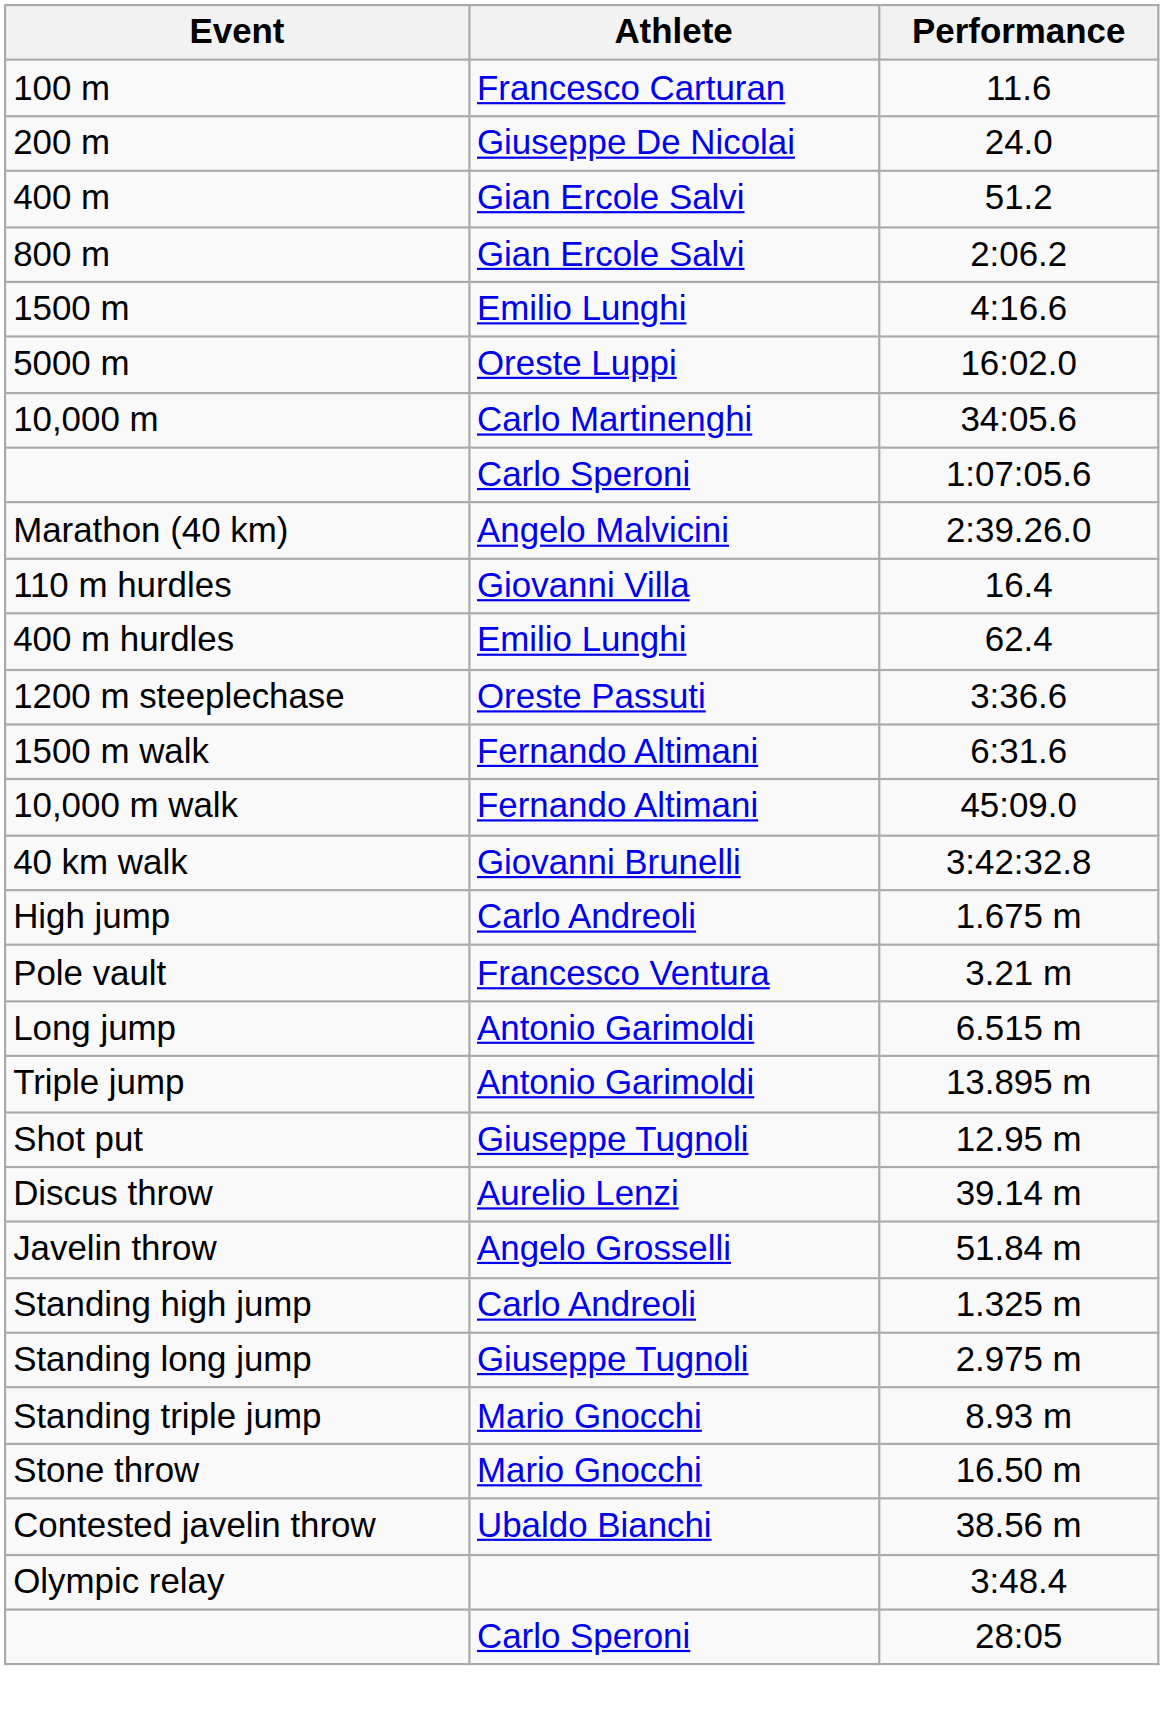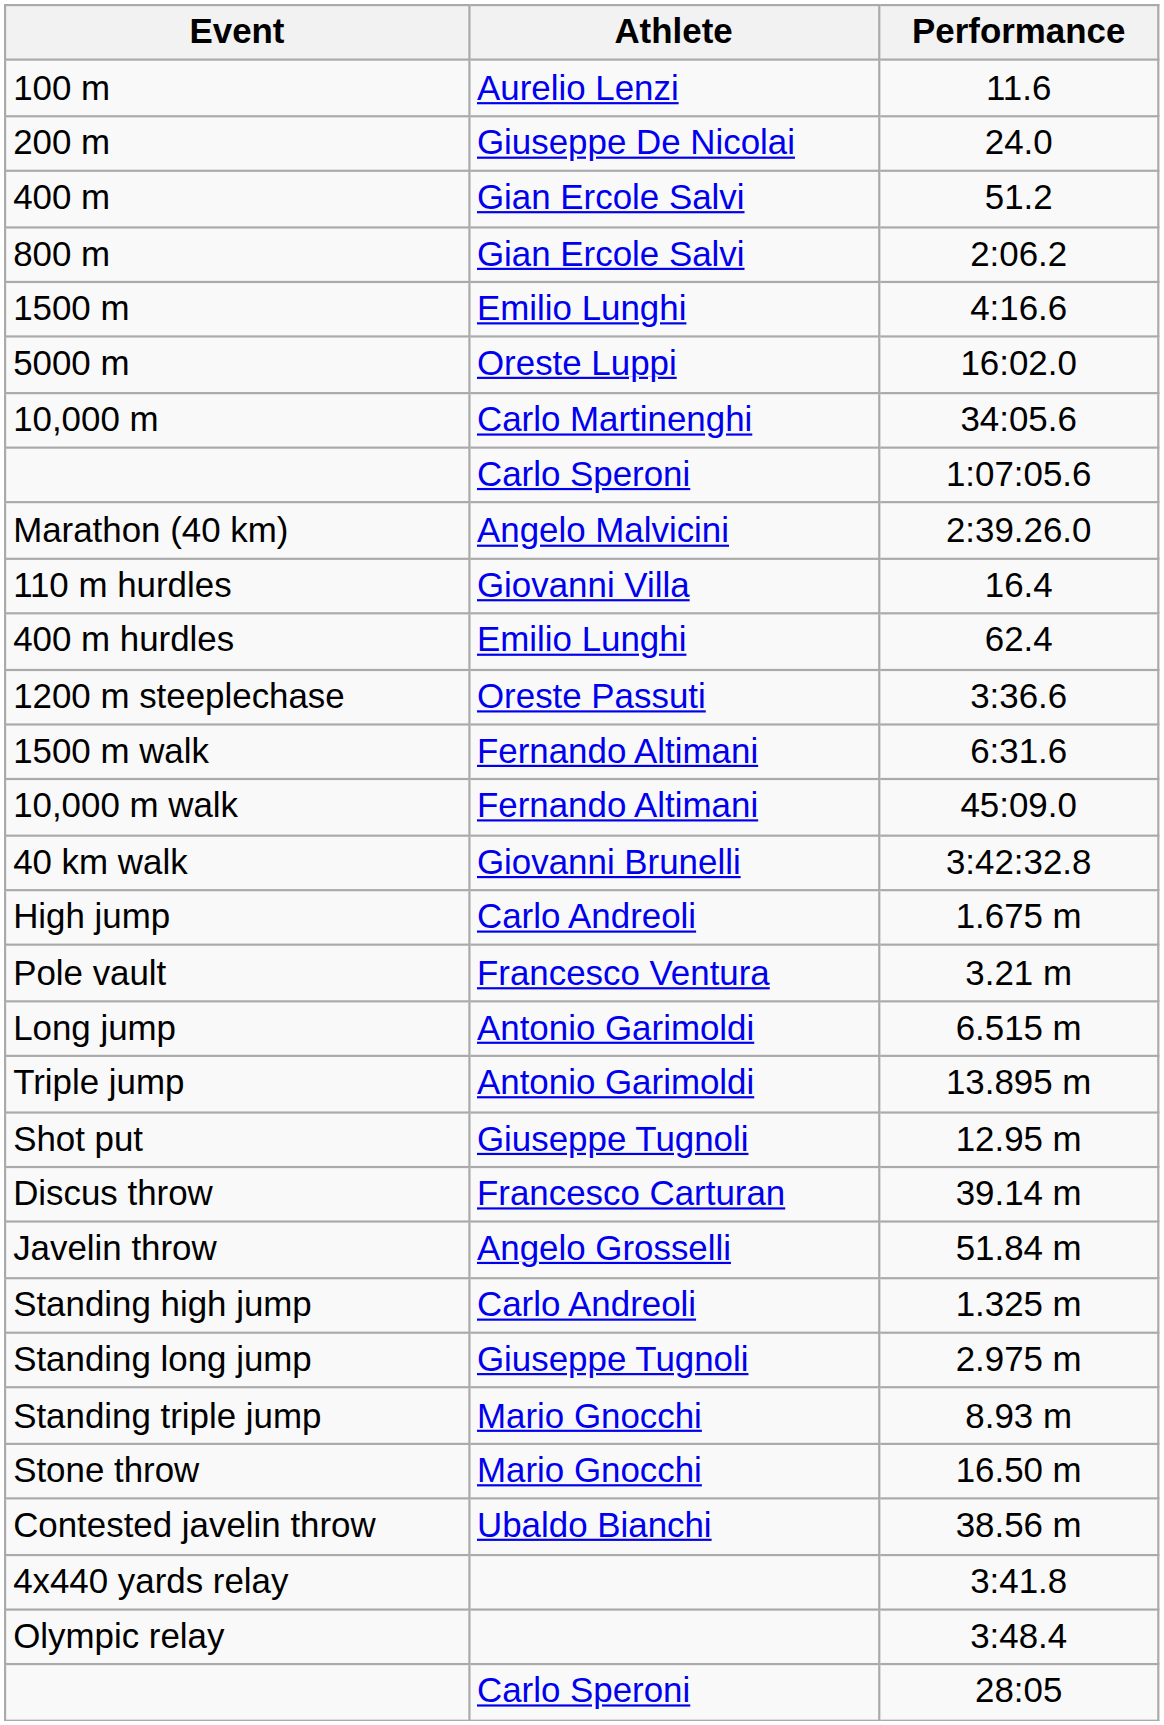(631, 87) Francesco Carturan -> (578, 87) Aurelio Lenzi
(578, 1193) Aurelio Lenzi -> (631, 1193) Francesco Carturan
+ row: (151, 1581)
